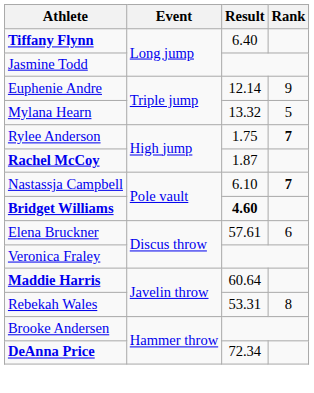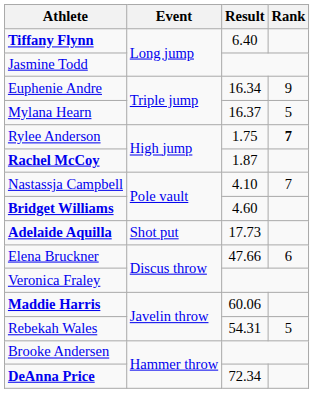(245, 88) 12.14 -> (245, 88) 16.34
(245, 112) 13.32 -> (245, 112) 16.37
(245, 184) 6.10 -> (245, 184) 4.10
(288, 184) bold -> (288, 184) normal
(245, 208) bold -> (245, 208) normal
+ row: (60, 232)
(245, 232) 57.61 -> (245, 256) 47.66
(245, 280) 60.64 -> (245, 304) 60.06
(245, 304) 53.31 -> (245, 328) 54.31
(288, 304) 8 -> (288, 328) 5
